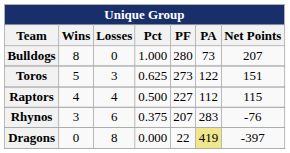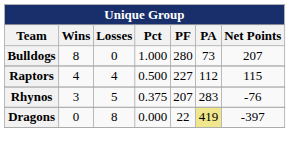- row: (32, 76)
(114, 117) 6 -> (114, 96) 5
